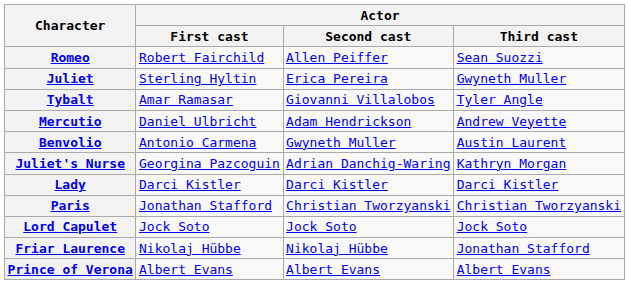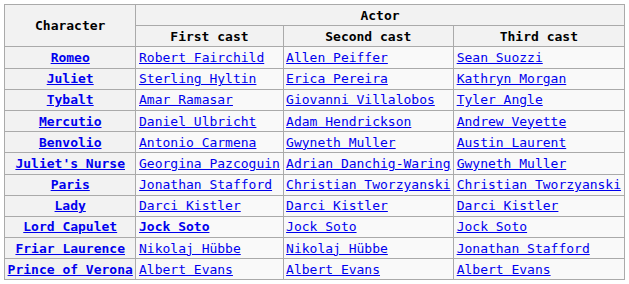(511, 79) Gwyneth Muller -> (511, 79) Kathryn Morgan
(511, 163) Kathryn Morgan -> (511, 163) Gwyneth Muller
rows swapped: (70, 206) <-> (70, 185)
(174, 227) normal -> (174, 227) bold
